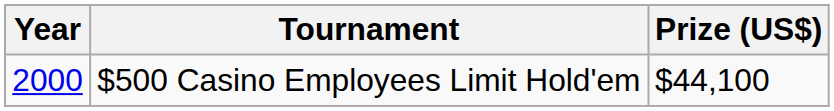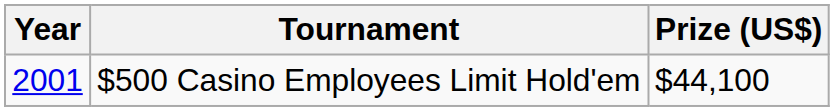(48, 79) 2000 -> (48, 79) 2001
